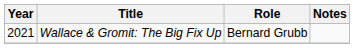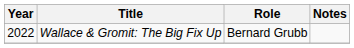(21, 33) 2021 -> (21, 33) 2022
